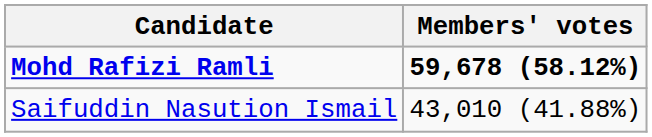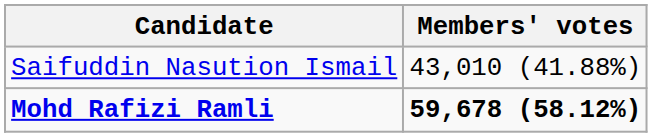rows swapped: (142, 68) <-> (204, 110)
